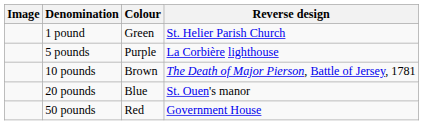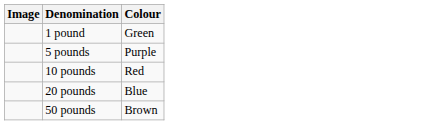- column: (291, 14)
(141, 71) Brown -> (134, 71) Red
(134, 110) Red -> (141, 110) Brown
